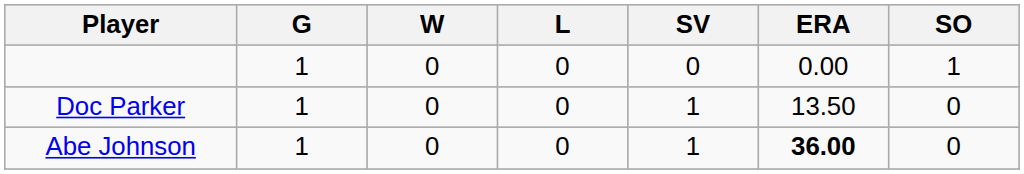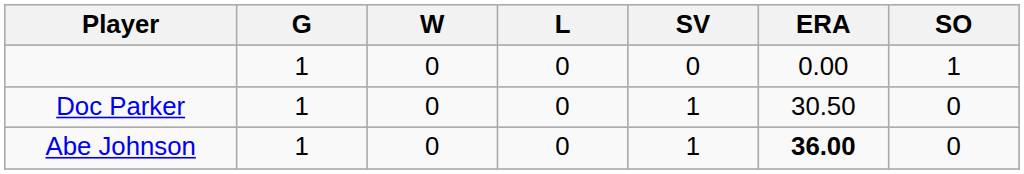(823, 106) 13.50 -> (823, 106) 30.50
